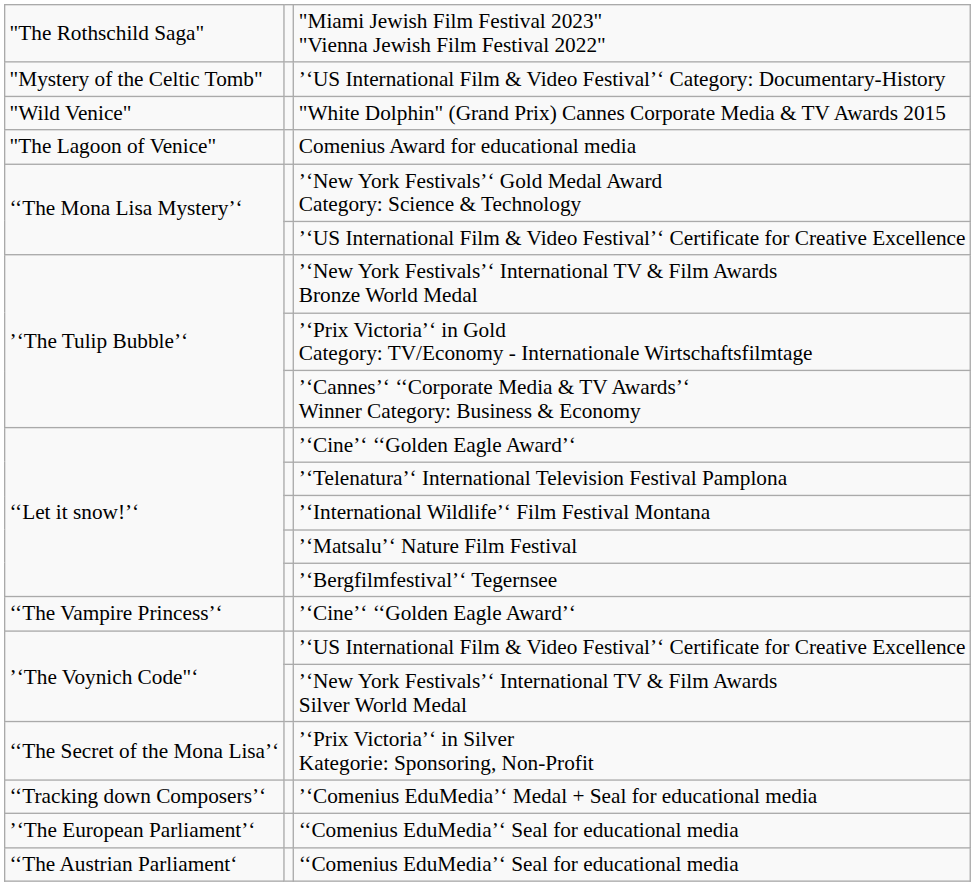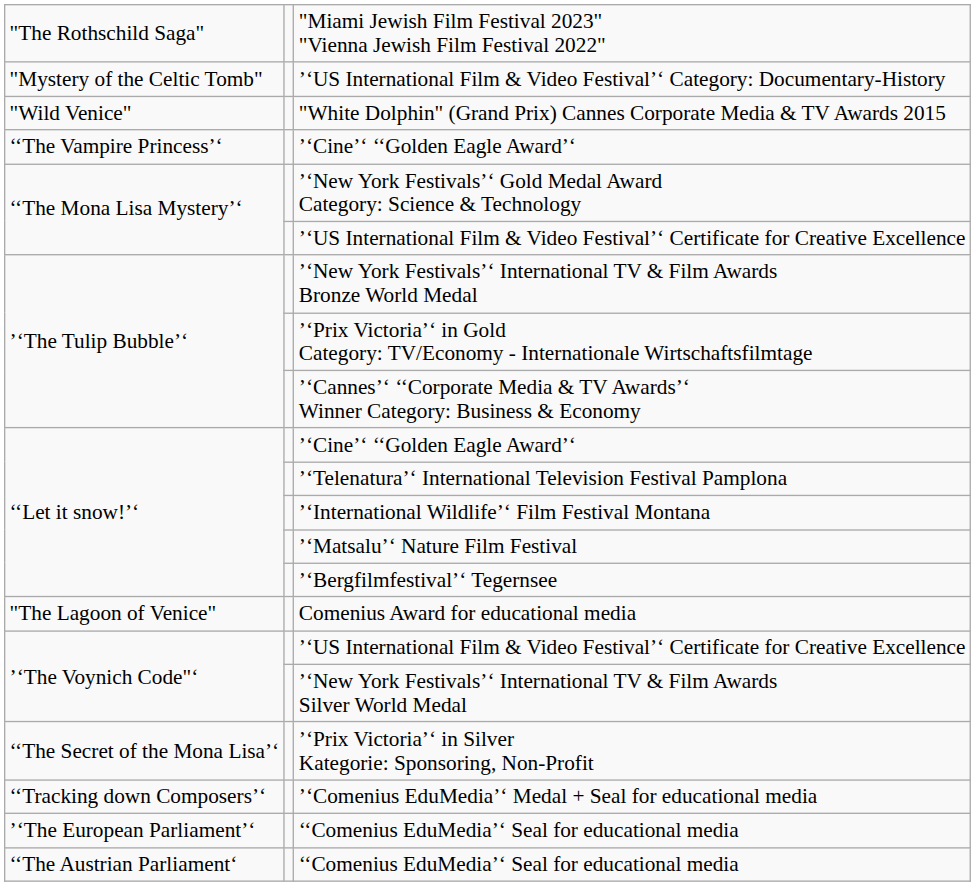rows swapped: (113, 146) <-> (116, 613)
